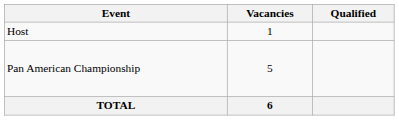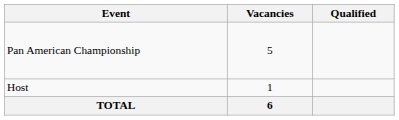rows swapped: (18, 31) <-> (74, 68)
